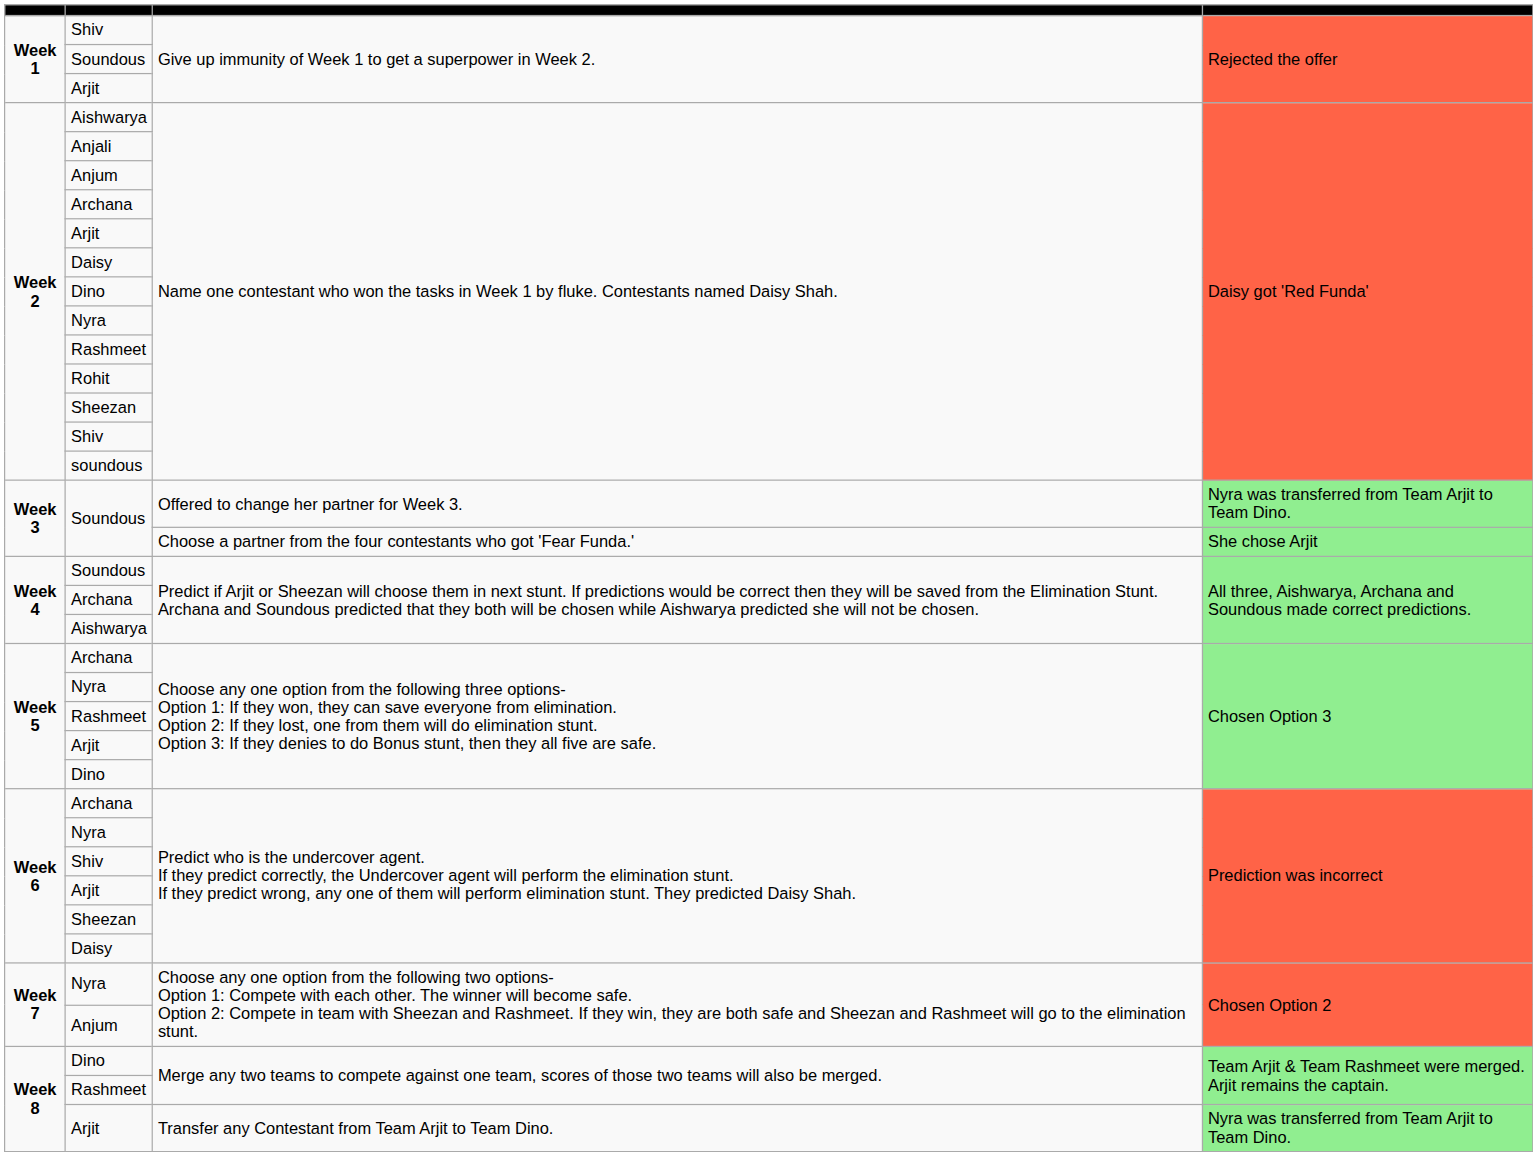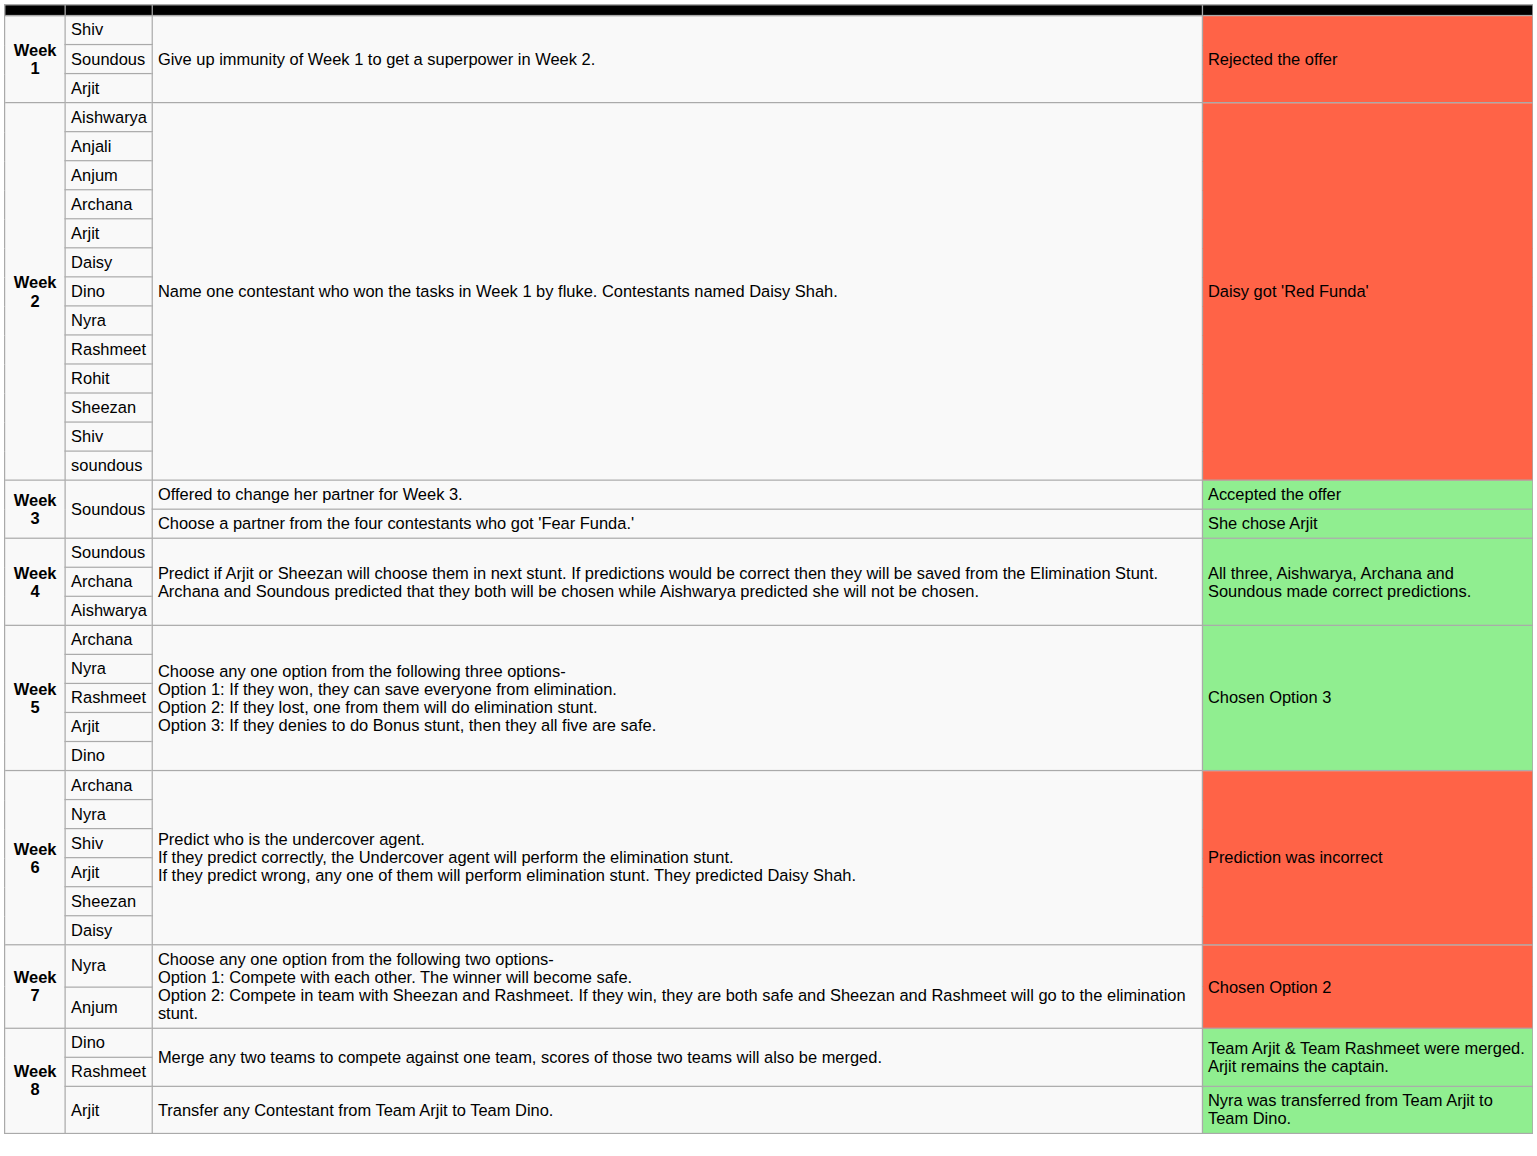(1350, 503) Nyra was transferred from Team Arjit to Team Dino. -> (1275, 494) Accepted the offer
